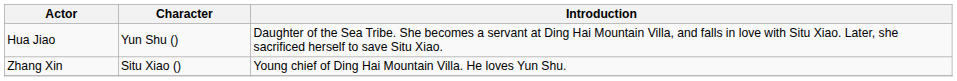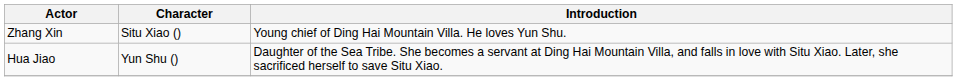rows swapped: (35, 66) <-> (31, 40)
